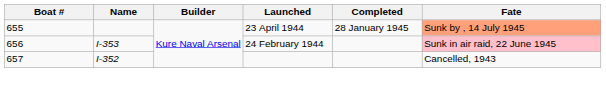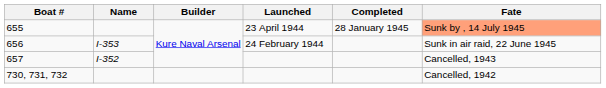(490, 43) pink background -> (490, 43) no background
+ row: (37, 75)
